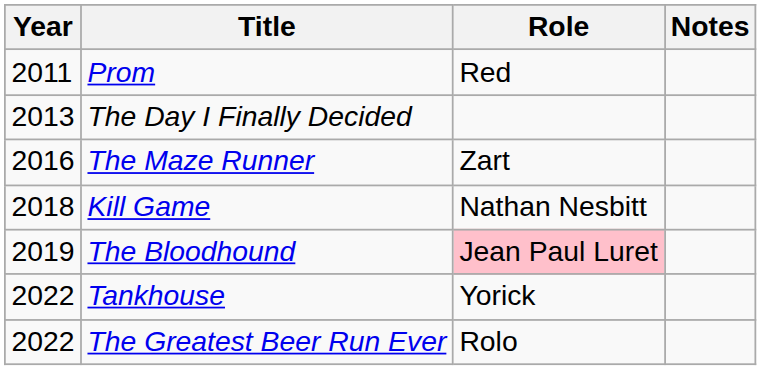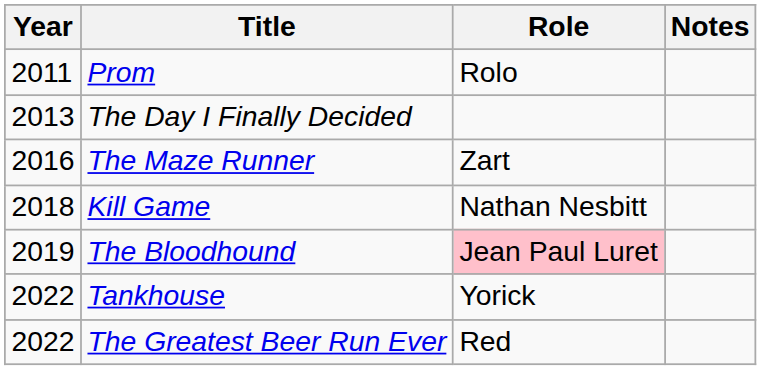(485, 71) Red -> (489, 71) Rolo
(489, 341) Rolo -> (485, 341) Red
